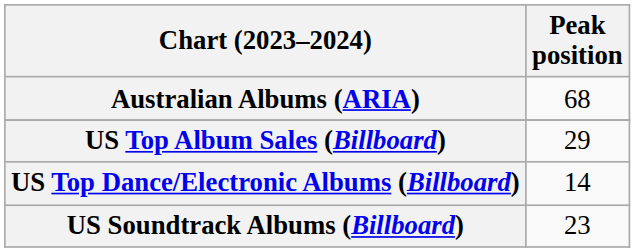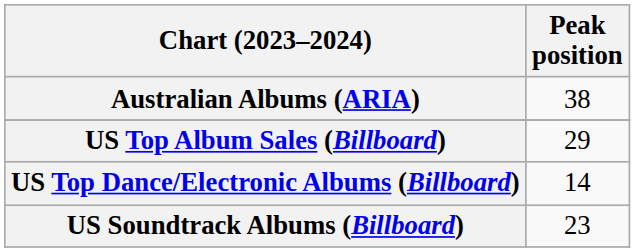(577, 98) 68 -> (577, 98) 38
